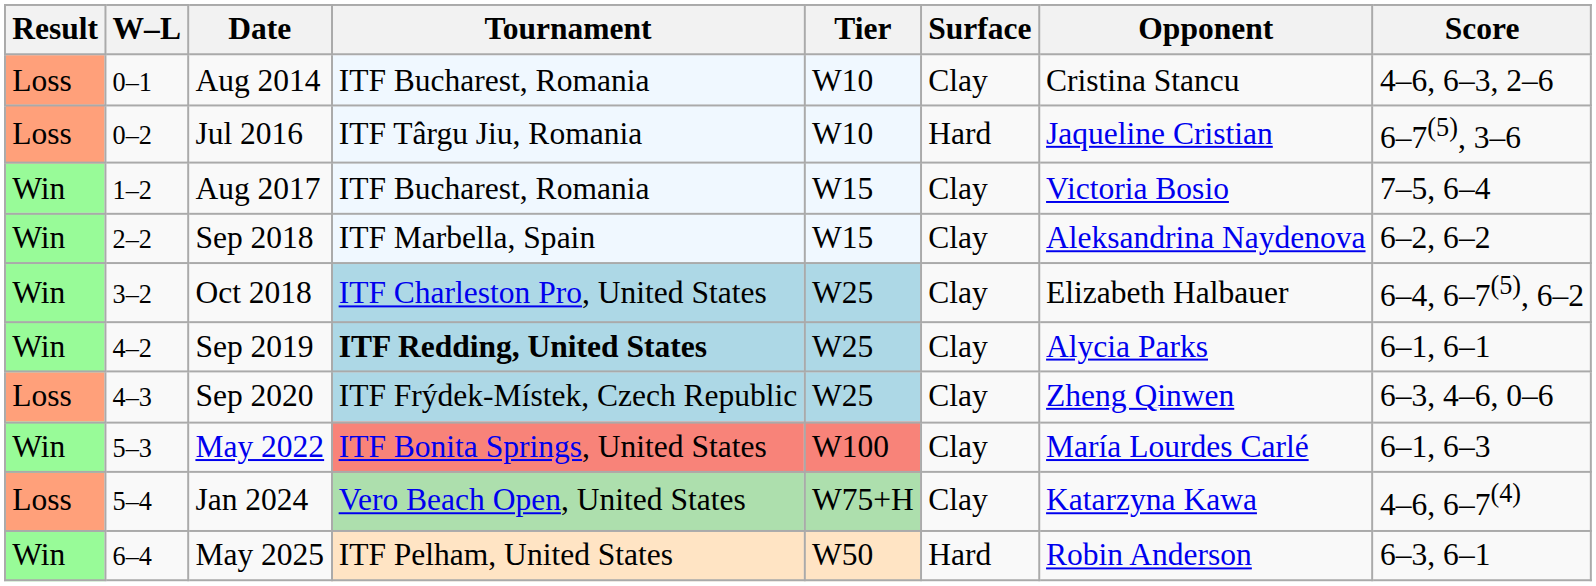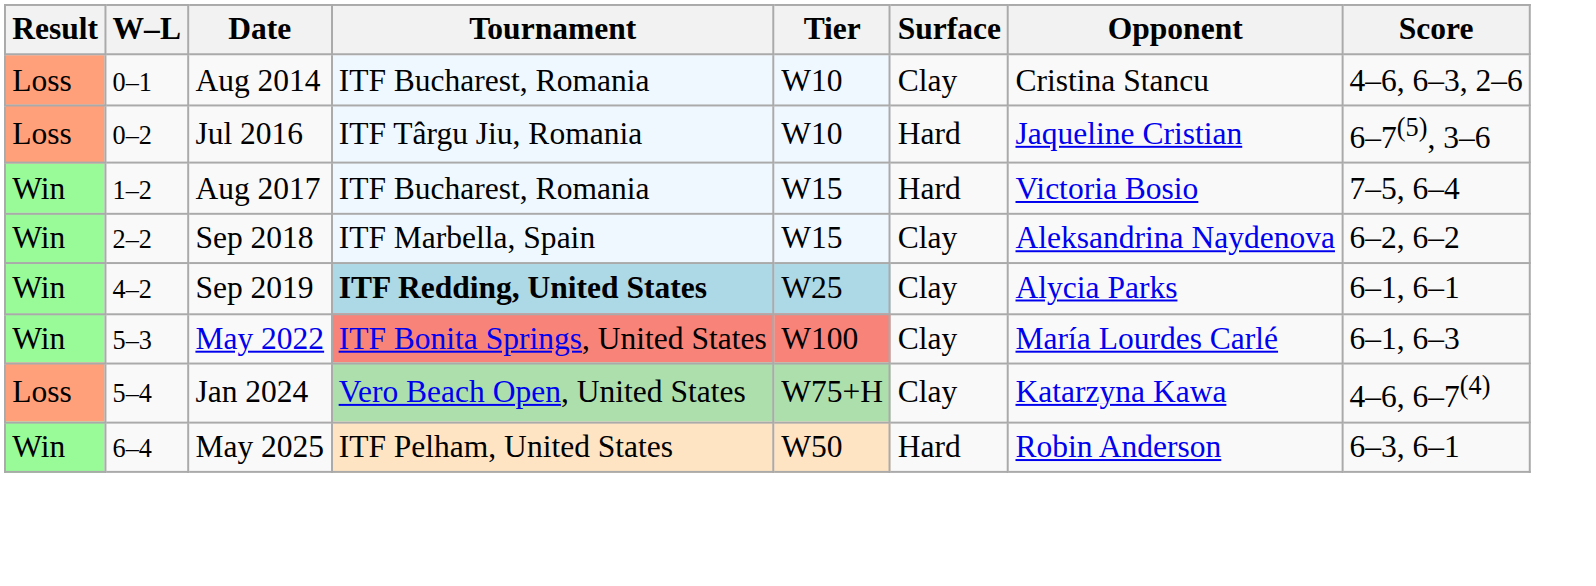(958, 187) Clay -> (929, 187) Hard
- row: (254, 292)
- row: (255, 396)
